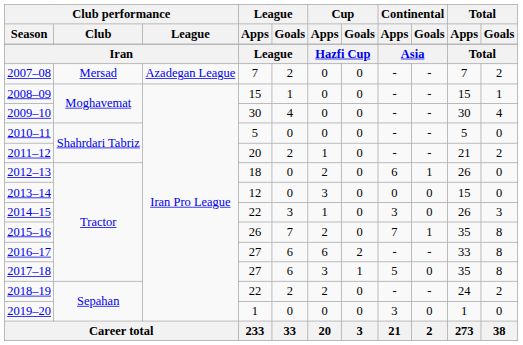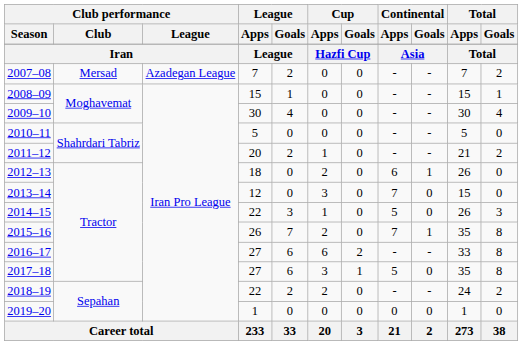(394, 192) 0 -> (394, 192) 7
(394, 212) 3 -> (394, 212) 5
(394, 311) 3 -> (394, 311) 0
